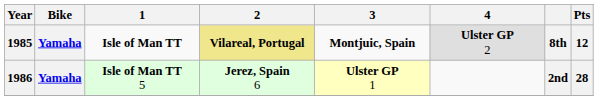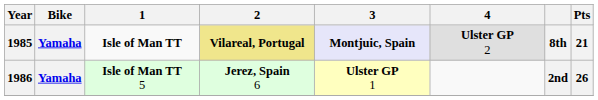(372, 42) no background -> (372, 42) lavender background
(582, 42) 12 -> (582, 42) 21
(582, 78) 28 -> (582, 78) 26
